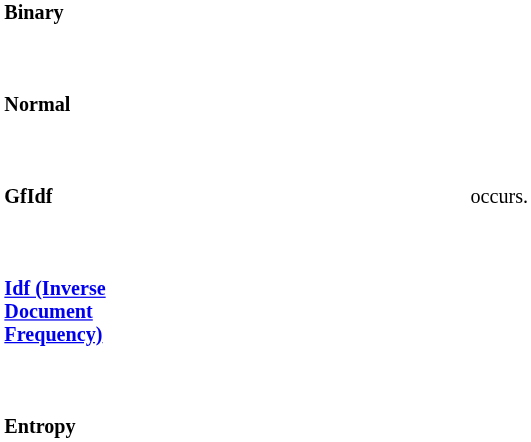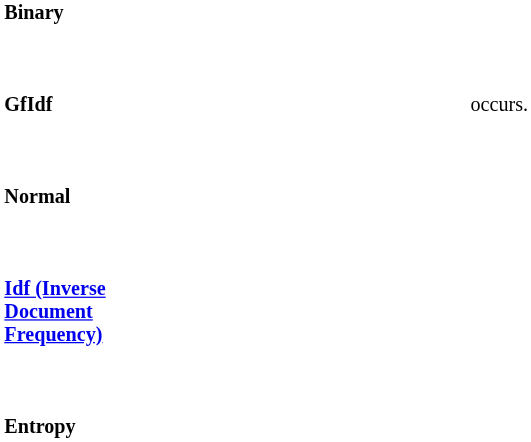rows swapped: (37, 104) <-> (28, 196)
